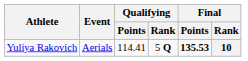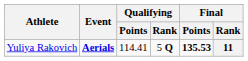(97, 48) normal -> (98, 48) bold
(226, 48) 10 -> (228, 48) 11
